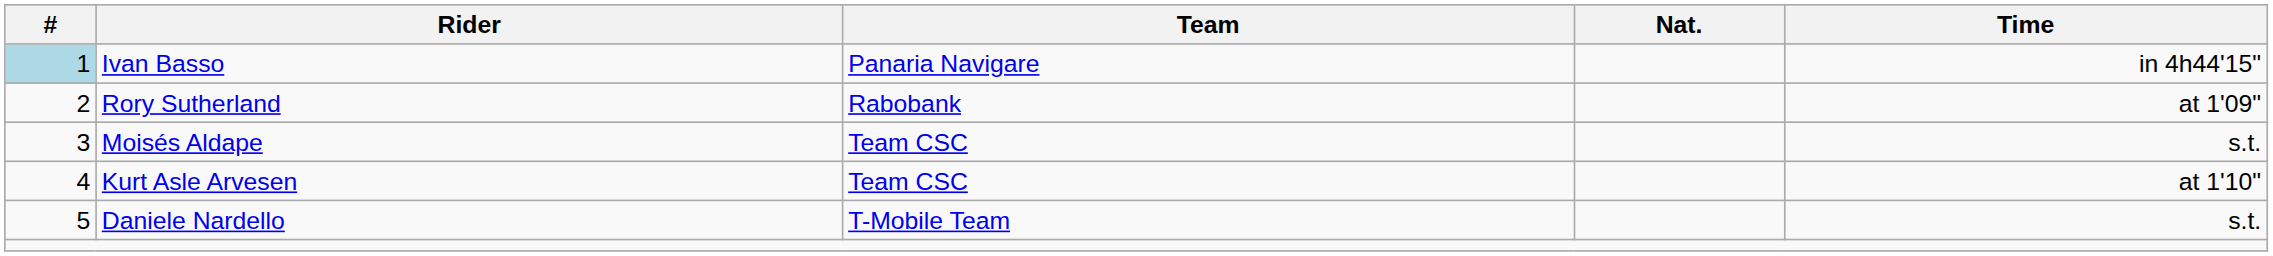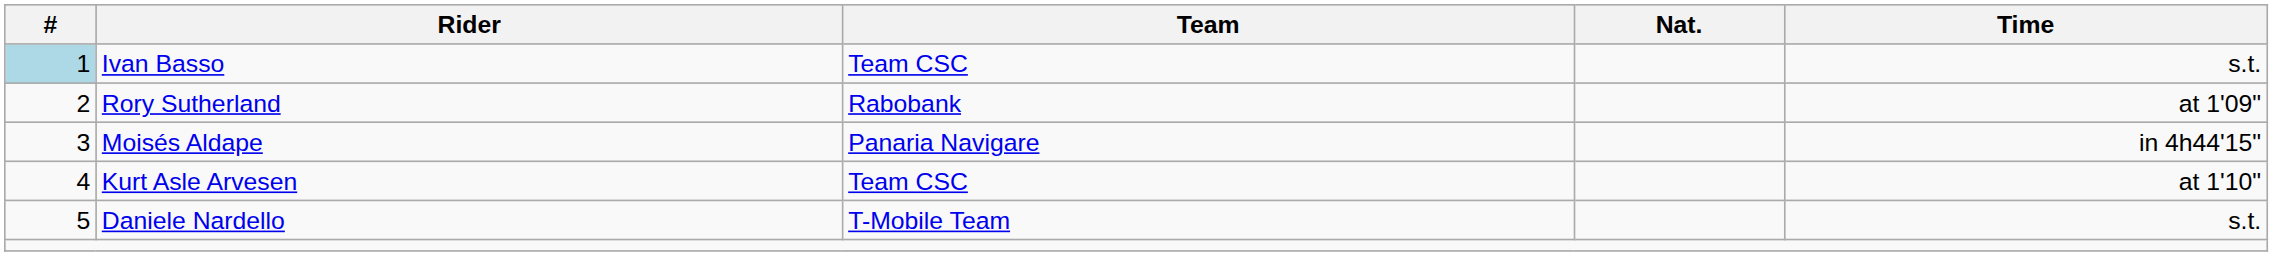(944, 64) Panaria Navigare -> (908, 64) Team CSC
(2200, 64) in 4h44'15" -> (2245, 64) s.t.
(908, 142) Team CSC -> (944, 142) Panaria Navigare
(2245, 142) s.t. -> (2200, 142) in 4h44'15"
